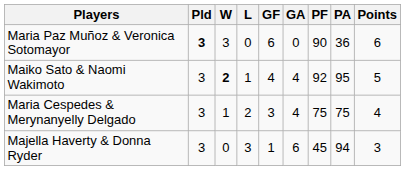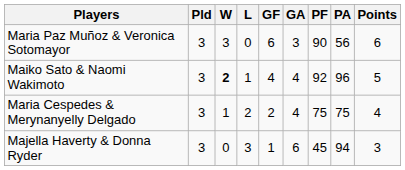(202, 42) bold -> (202, 42) normal
(296, 42) 0 -> (296, 42) 3
(342, 42) 36 -> (342, 42) 56
(342, 77) 95 -> (342, 77) 96
(271, 112) 3 -> (271, 112) 2
